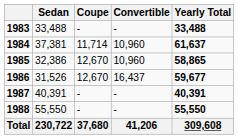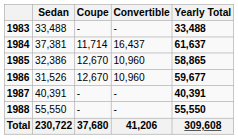(129, 45) 10,960 -> (129, 45) 16,437
(129, 77) 16,437 -> (129, 77) 10,960
